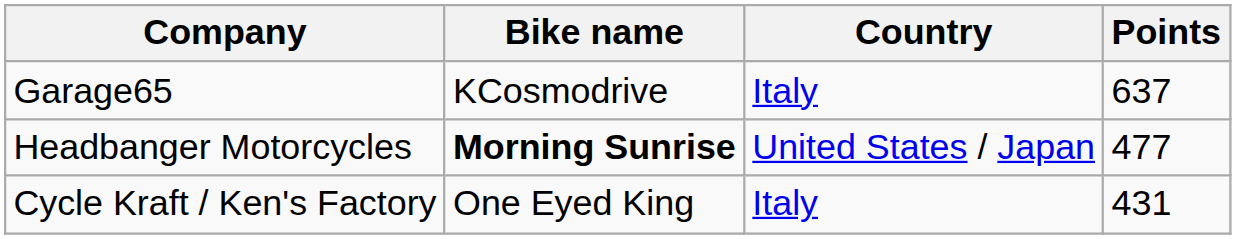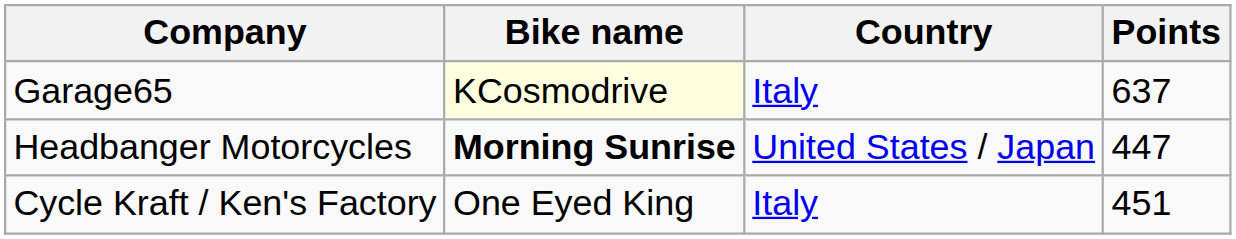(561, 89) no background -> (561, 89) lightyellow background
(1141, 146) 477 -> (1141, 146) 447
(1141, 203) 431 -> (1141, 203) 451
